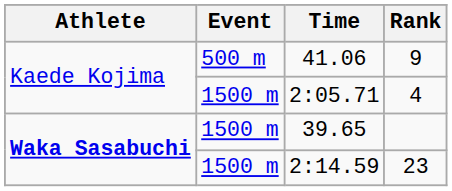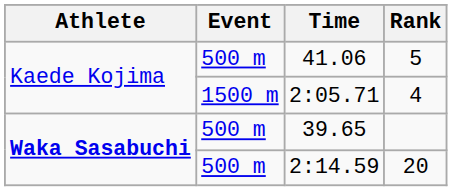(416, 59) 9 -> (416, 59) 5
(240, 131) 1500 m -> (233, 131) 500 m
(240, 167) 1500 m -> (233, 167) 500 m
(416, 167) 23 -> (416, 167) 20
